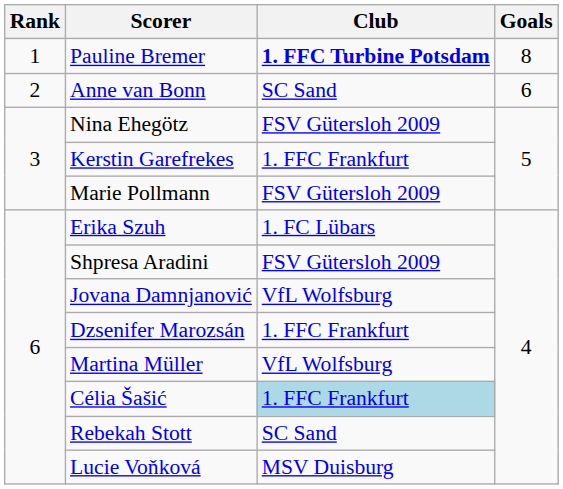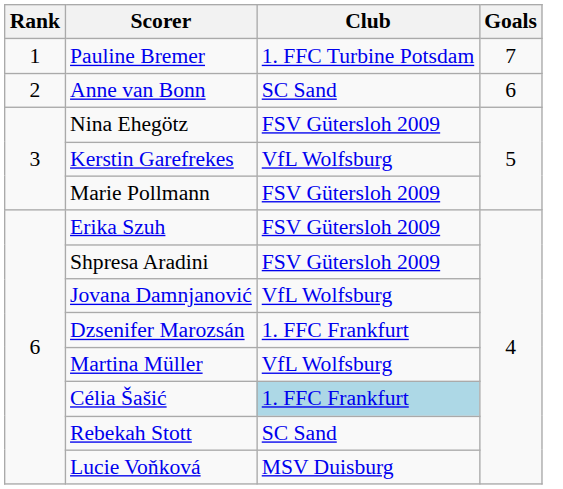(376, 55) bold -> (368, 55) normal
(526, 55) 8 -> (511, 55) 7
(335, 158) 1. FFC Frankfurt -> (327, 158) VfL Wolfsburg
(318, 227) 1. FC Lübars -> (351, 227) FSV Gütersloh 2009
